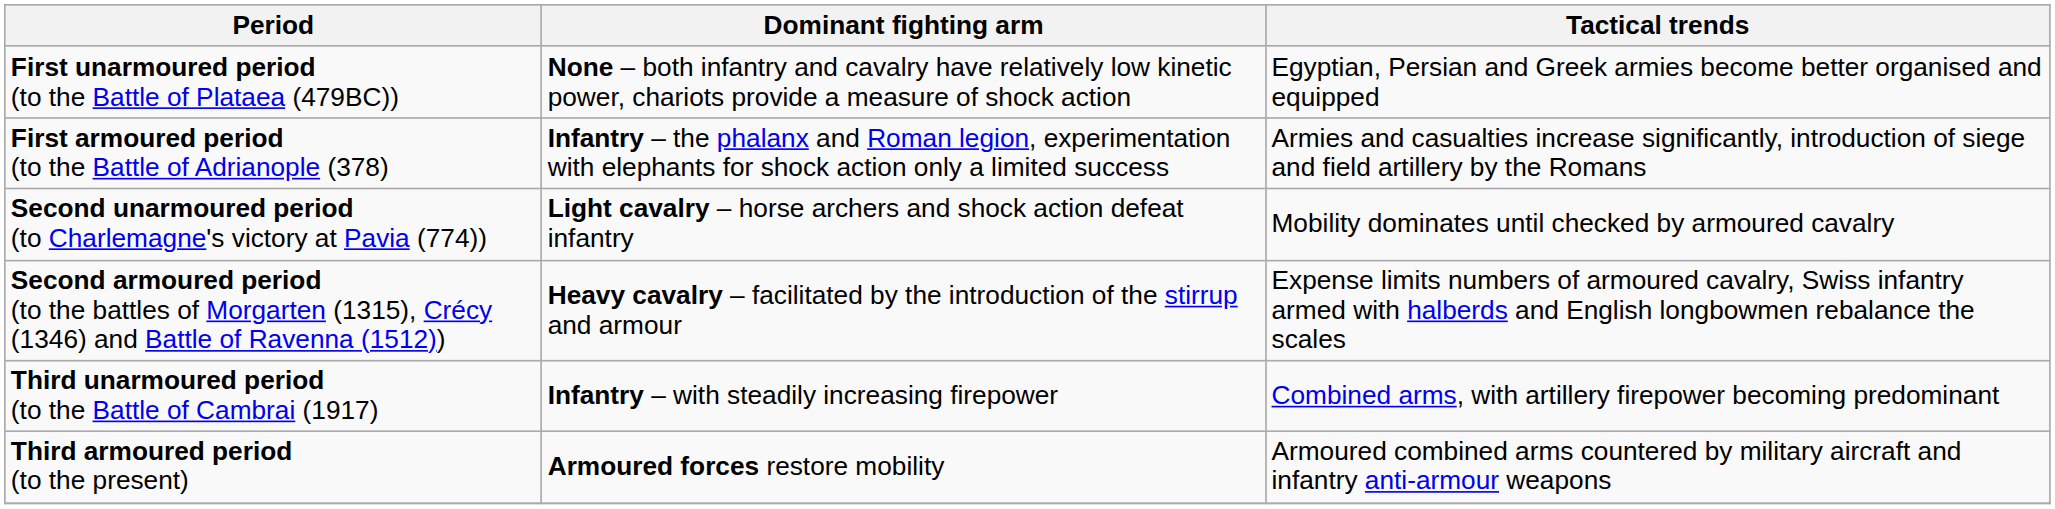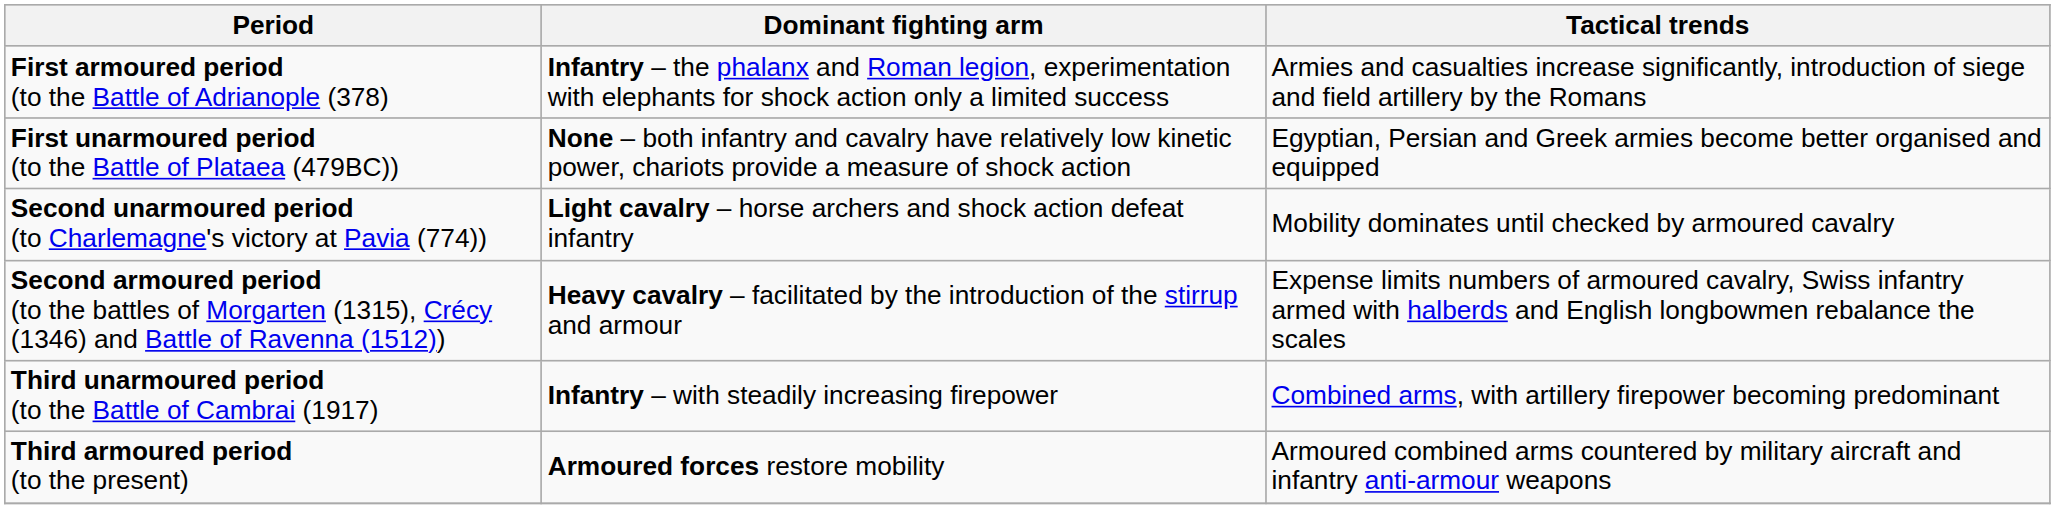rows swapped: (205, 81) <-> (200, 152)
